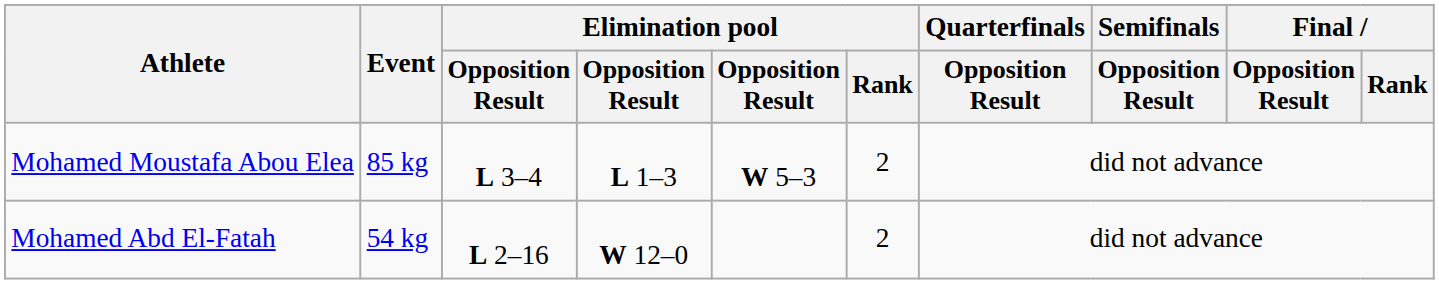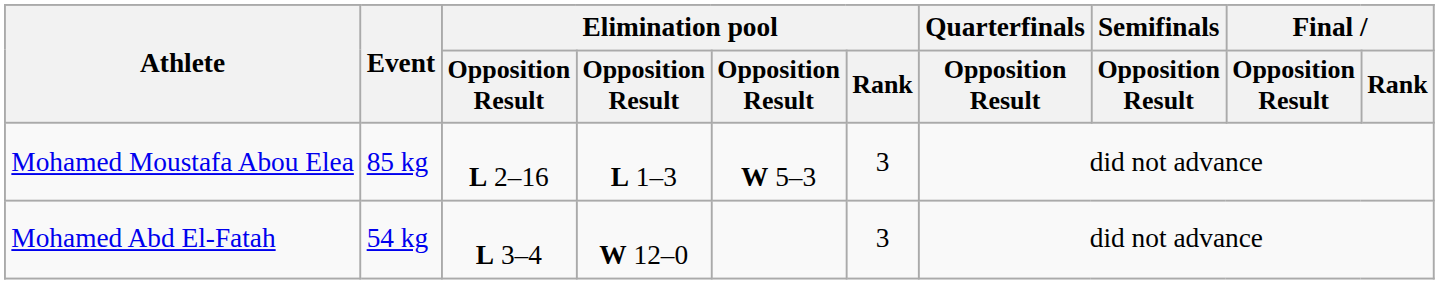(509, 177) L 3–4 -> (509, 177) L 2–16
(882, 161) 2 -> (882, 161) 3
(509, 255) L 2–16 -> (509, 255) L 3–4
(882, 239) 2 -> (882, 239) 3
